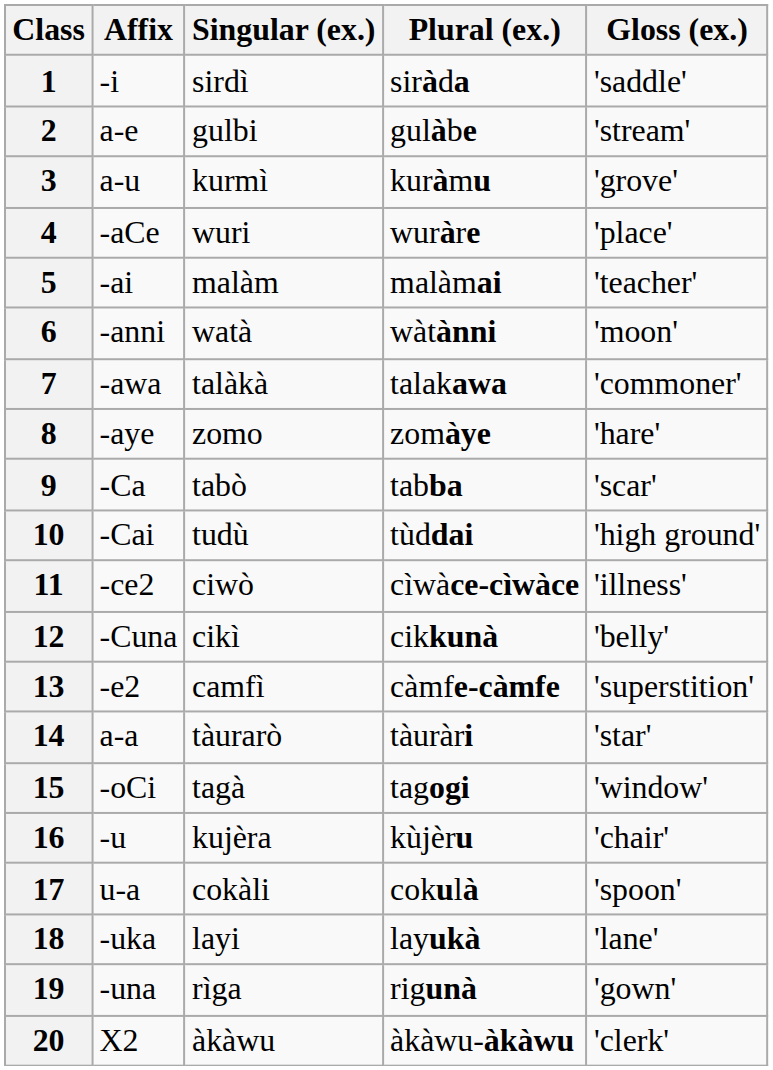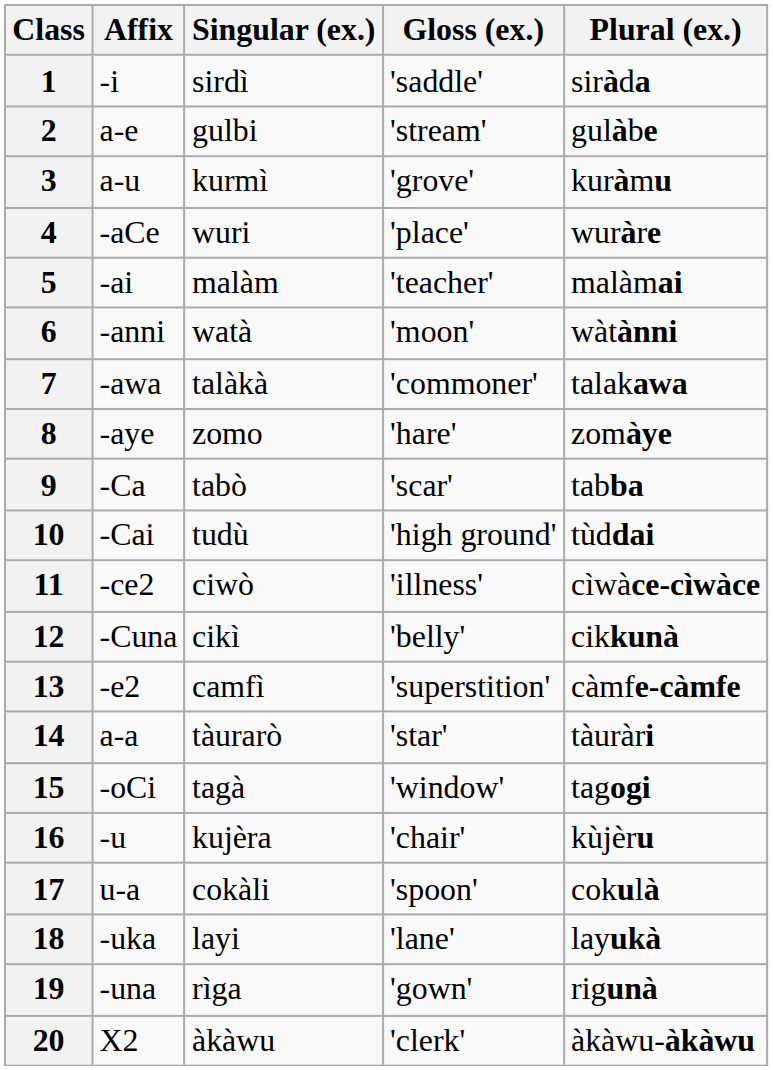columns swapped: (485, 29) <-> (677, 29)
